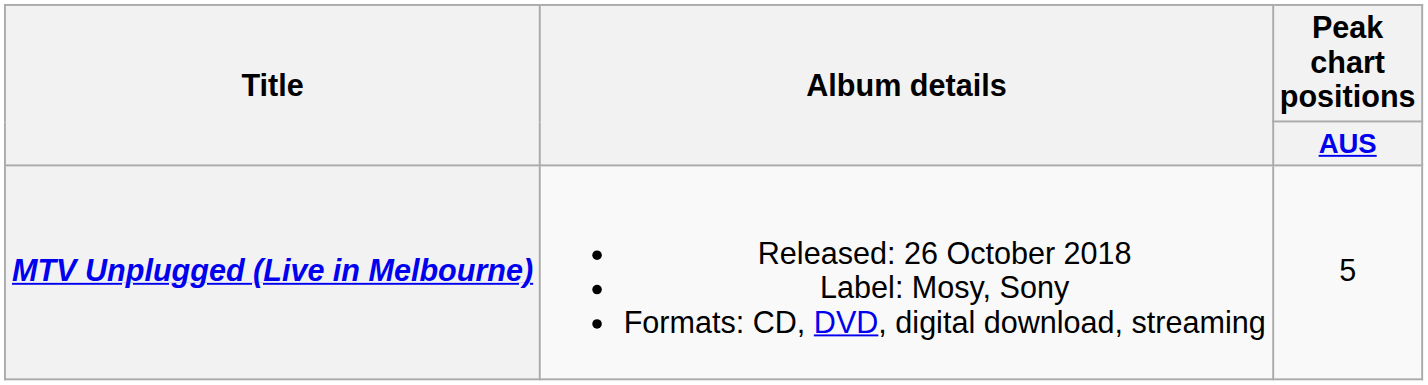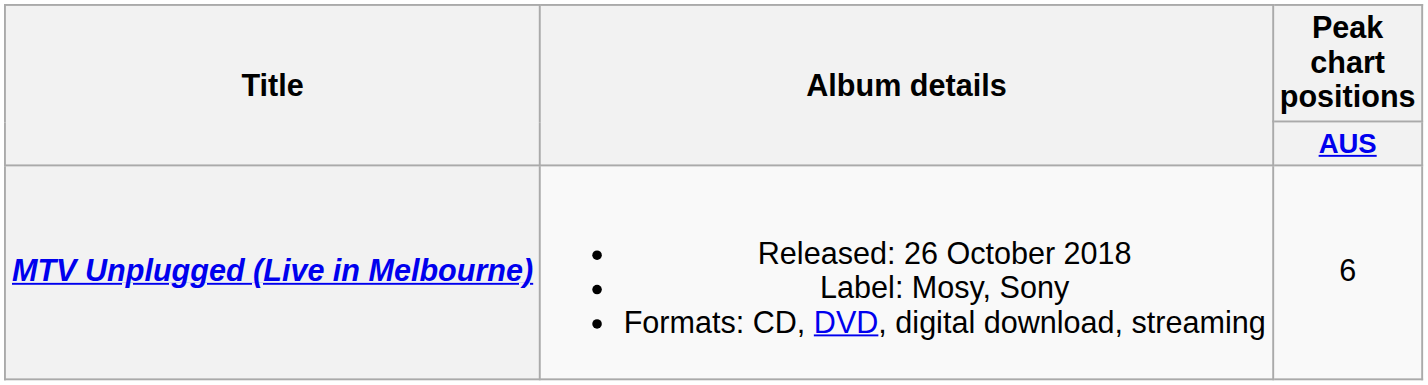(1348, 271) 5 -> (1348, 271) 6
